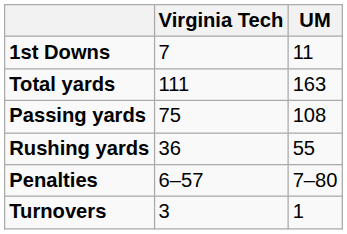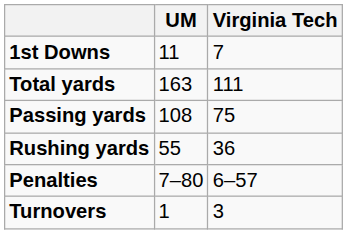columns swapped: (221, 20) <-> (315, 20)
